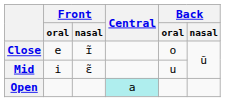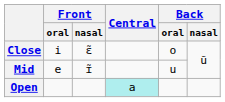(58, 51) e -> (58, 51) i
(89, 51) ɪ̃ -> (89, 51) ɛ̃
(58, 69) i -> (58, 69) e
(89, 69) ɛ̃ -> (89, 69) ɪ̃
